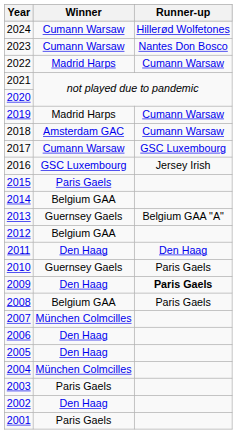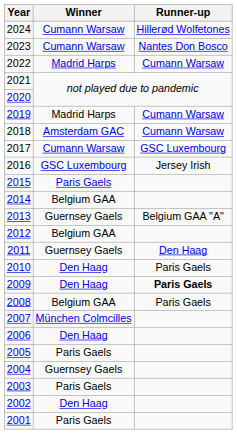(84, 251) Den Haag -> (84, 251) Guernsey Gaels
(84, 268) Guernsey Gaels -> (84, 268) Den Haag
(84, 353) Den Haag -> (84, 353) Paris Gaels
(84, 370) München Colmcilles -> (84, 370) Guernsey Gaels
